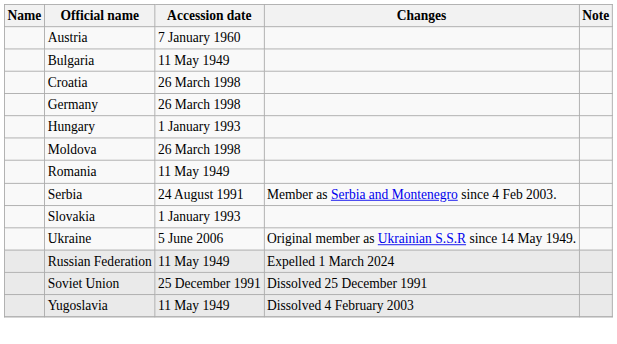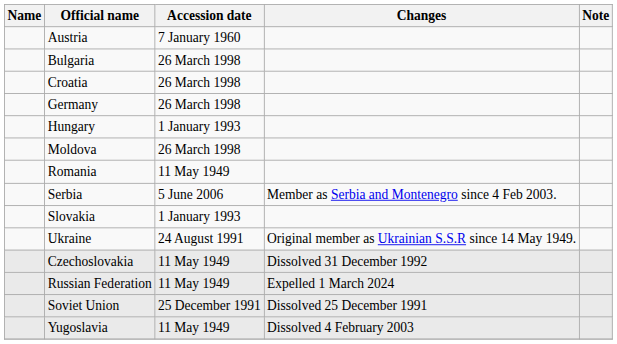(194, 60) 11 May 1949 -> (199, 60) 26 March 1998
(201, 194) 24 August 1991 -> (191, 194) 5 June 2006
(191, 238) 5 June 2006 -> (201, 238) 24 August 1991
+ row: (90, 261)
